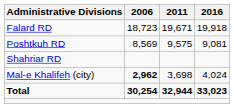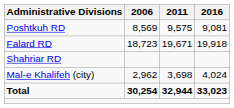rows swapped: (29, 28) <-> (36, 43)
(145, 75) bold -> (145, 75) normal
